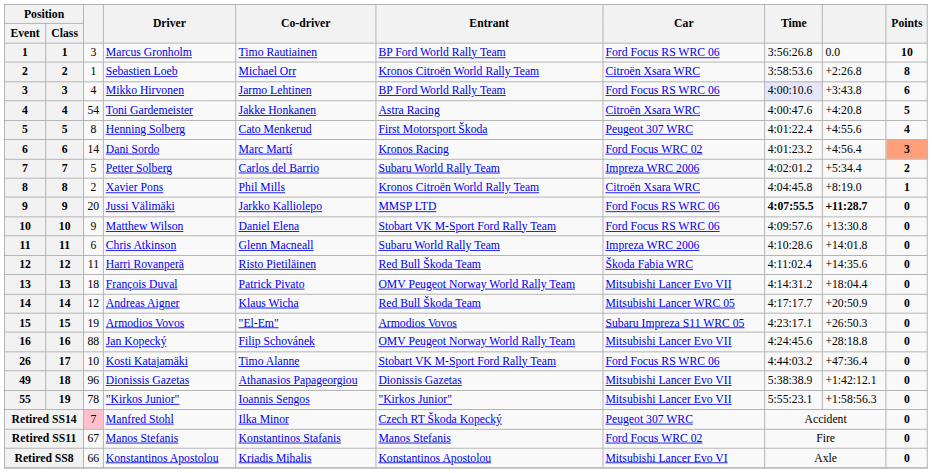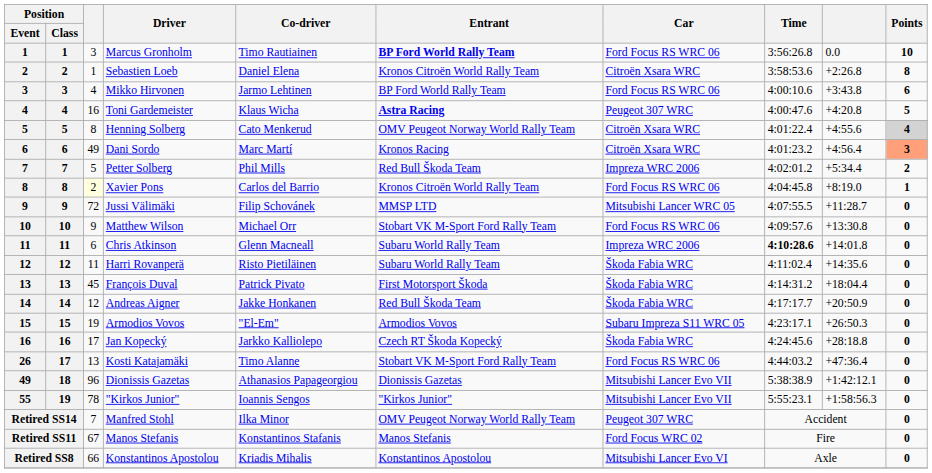(442, 52) normal -> (447, 52) bold
(267, 71) Michael Orr -> (269, 71) Daniel Elena
(790, 90) lavender background -> (790, 90) no background
(93, 110) 54 -> (93, 110) 16
(277, 110) Jakke Honkanen -> (269, 110) Klaus Wicha
(409, 110) normal -> (411, 110) bold
(653, 110) Citroën Xsara WRC -> (649, 110) Peugeot 307 WRC
(433, 129) First Motorsport Škoda -> (477, 129) OMV Peugeot Norway World Rally Team
(649, 129) Peugeot 307 WRC -> (653, 129) Citroën Xsara WRC
(907, 129) no background -> (907, 129) lightgrey background
(93, 148) 14 -> (93, 148) 49
(654, 148) Ford Focus WRC 02 -> (653, 148) Citroën Xsara WRC
(279, 168) Carlos del Barrio -> (262, 168) Phil Mills
(439, 168) Subaru World Rally Team -> (430, 168) Red Bull Škoda Team
(93, 187) no background -> (93, 187) lightyellow background
(262, 187) Phil Mills -> (279, 187) Carlos del Barrio
(653, 187) Citroën Xsara WRC -> (663, 187) Ford Focus RS WRC 06
(93, 206) 20 -> (93, 206) 72
(280, 206) Jarkko Kalliolepo -> (277, 206) Filip Schovánek
(663, 206) Ford Focus RS WRC 06 -> (670, 206) Mitsubishi Lancer WRC 05
(791, 206) bold -> (790, 206) normal
(846, 206) bold -> (846, 206) normal
(269, 226) Daniel Elena -> (267, 226) Michael Orr
(790, 245) normal -> (791, 245) bold
(430, 264) Red Bull Škoda Team -> (439, 264) Subaru World Rally Team
(93, 283) 18 -> (93, 283) 45
(477, 283) OMV Peugeot Norway World Rally Team -> (433, 283) First Motorsport Škoda
(669, 283) Mitsubishi Lancer Evo VII -> (649, 283) Škoda Fabia WRC
(269, 303) Klaus Wicha -> (277, 303) Jakke Honkanen
(670, 303) Mitsubishi Lancer WRC 05 -> (649, 303) Škoda Fabia WRC
(93, 341) 88 -> (93, 341) 17
(277, 341) Filip Schovánek -> (280, 341) Jarkko Kalliolepo
(477, 341) OMV Peugeot Norway World Rally Team -> (440, 341) Czech RT Škoda Kopecký
(669, 341) Mitsubishi Lancer Evo VII -> (649, 341) Škoda Fabia WRC
(93, 361) 10 -> (93, 361) 13
(93, 418) pink background -> (93, 418) no background
(440, 418) Czech RT Škoda Kopecký -> (477, 418) OMV Peugeot Norway World Rally Team
